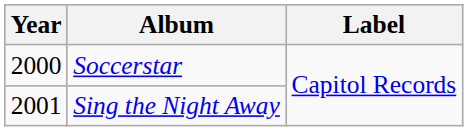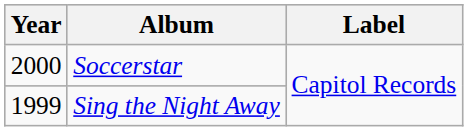(36, 105) 2001 -> (36, 105) 1999
